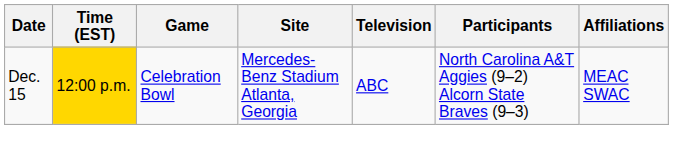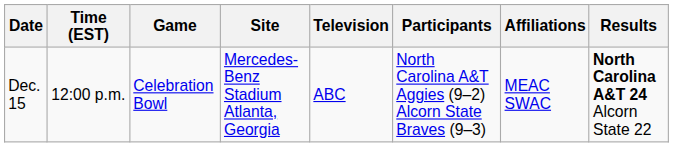+ column: (629, 26)
(94, 86) gold background -> (88, 94) no background
